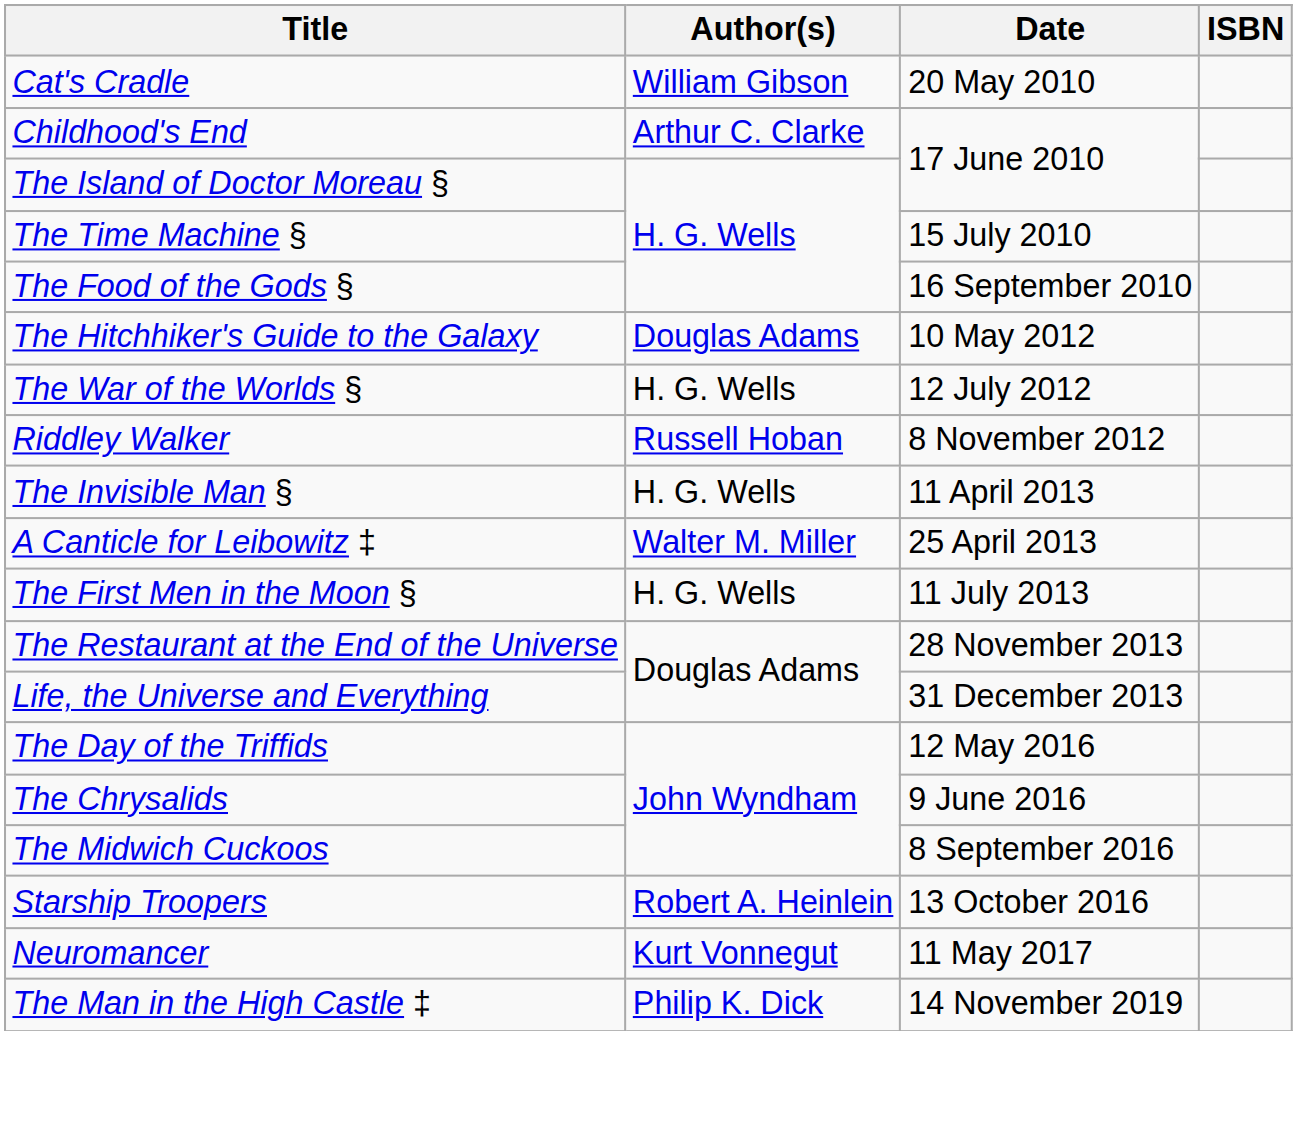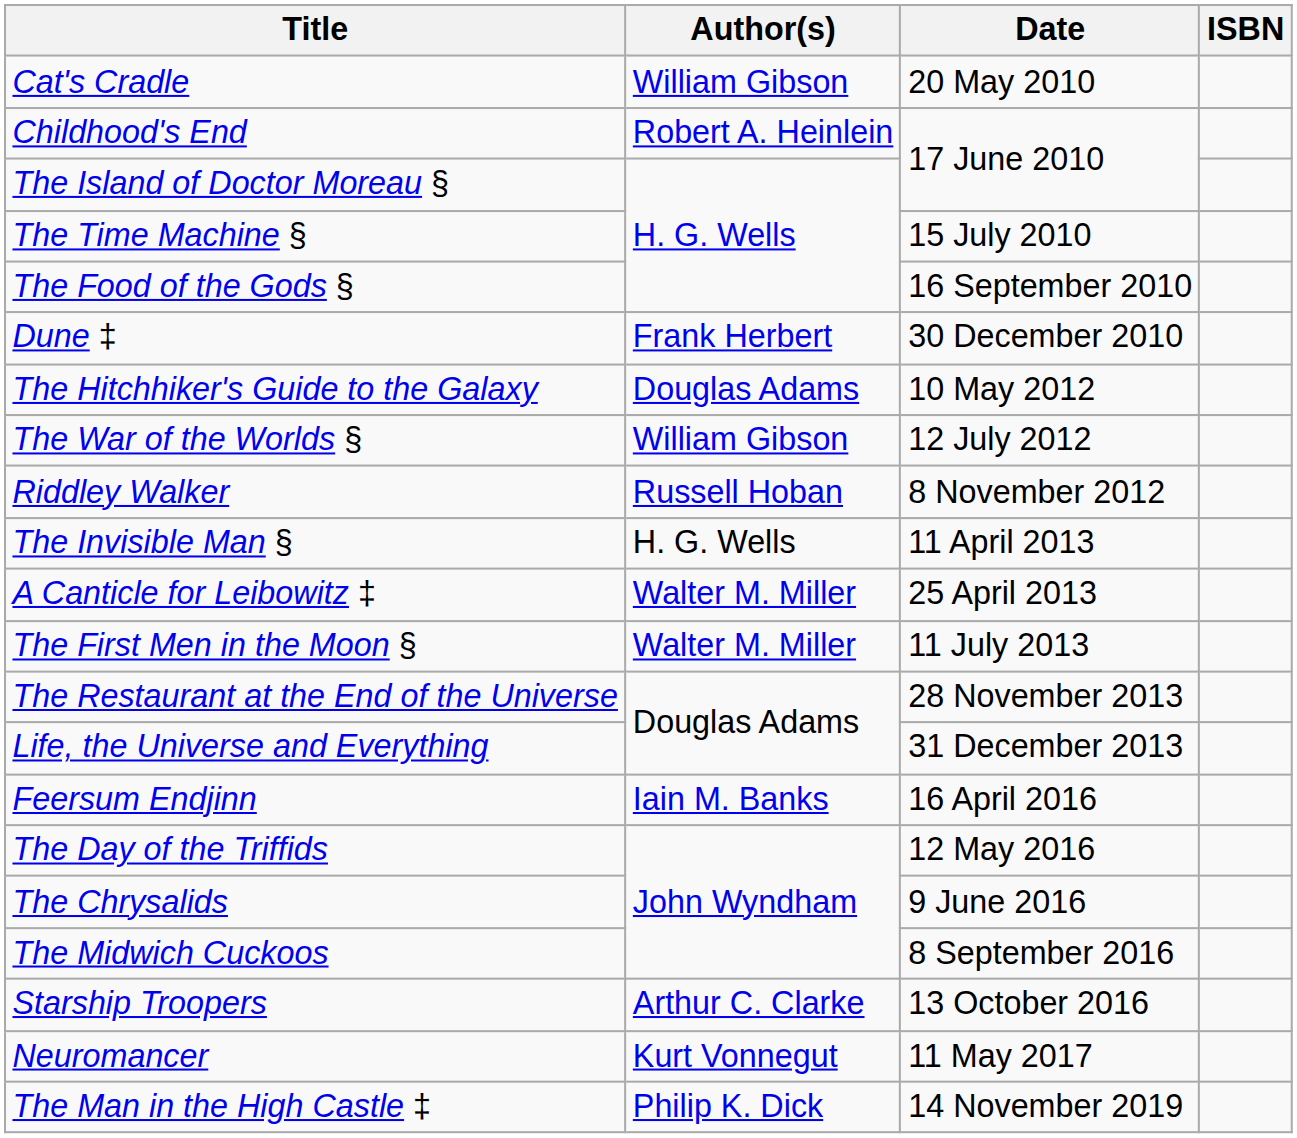(749, 132) Arthur C. Clarke -> (763, 132) Robert A. Heinlein
+ row: (65, 337)
(714, 388) H. G. Wells -> (741, 440) William Gibson
(714, 593) H. G. Wells -> (744, 645) Walter M. Miller
+ row: (135, 798)
(763, 901) Robert A. Heinlein -> (749, 1004) Arthur C. Clarke
